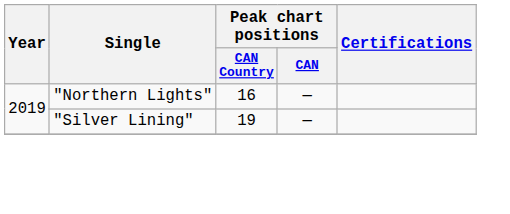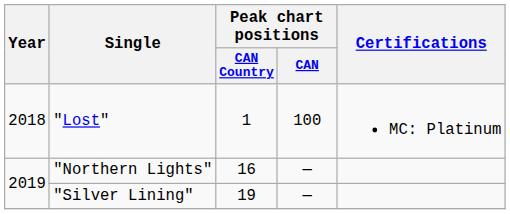+ row: (81, 121)
